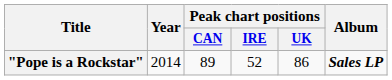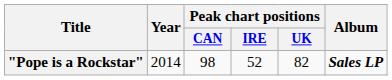(208, 62) 89 -> (208, 62) 98
(302, 62) 86 -> (302, 62) 82
